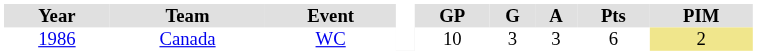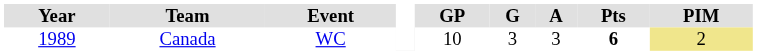(57, 39) 1986 -> (57, 39) 1989
(613, 39) normal -> (613, 39) bold
